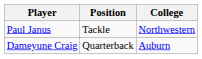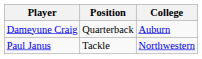rows swapped: (42, 45) <-> (29, 29)
